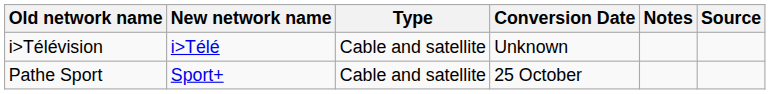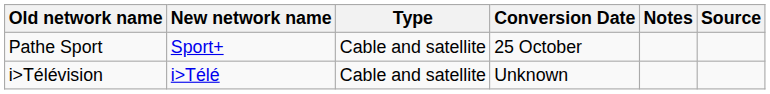rows swapped: (56, 46) <-> (56, 74)
